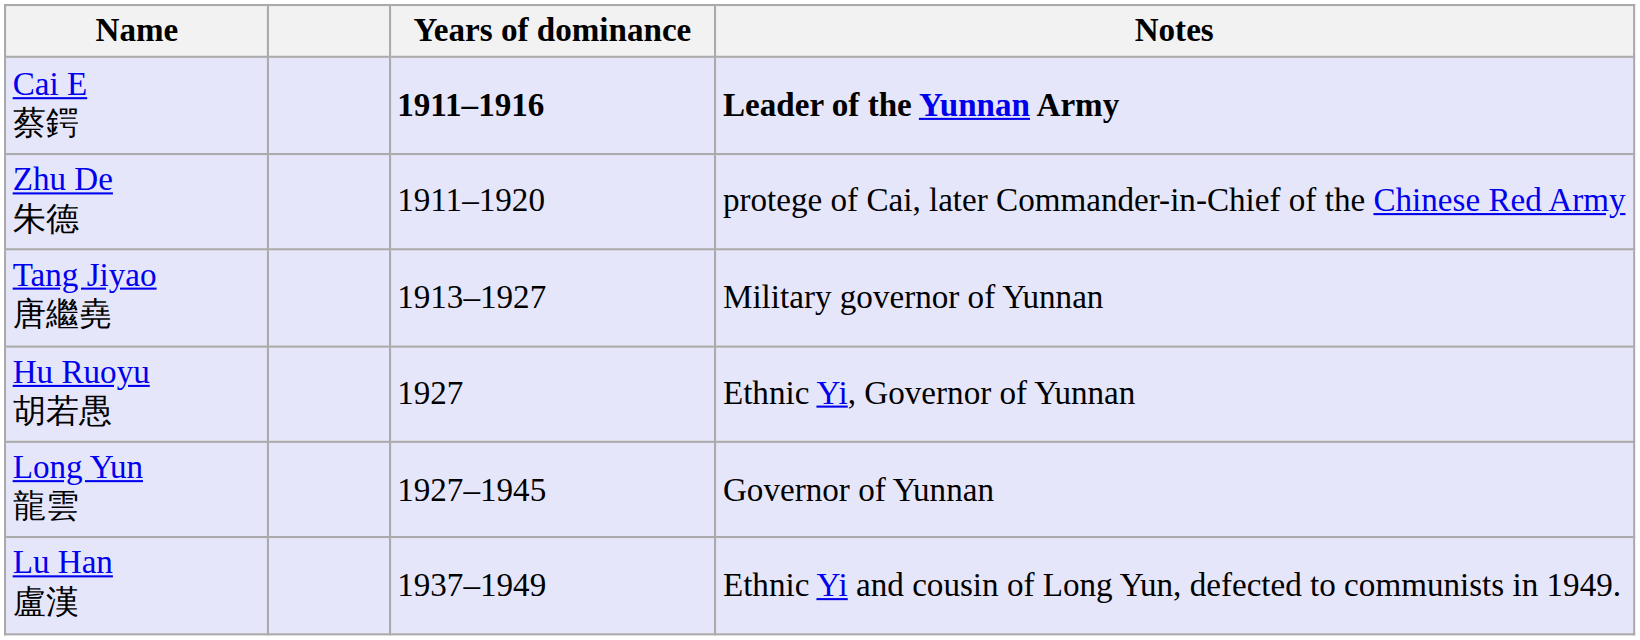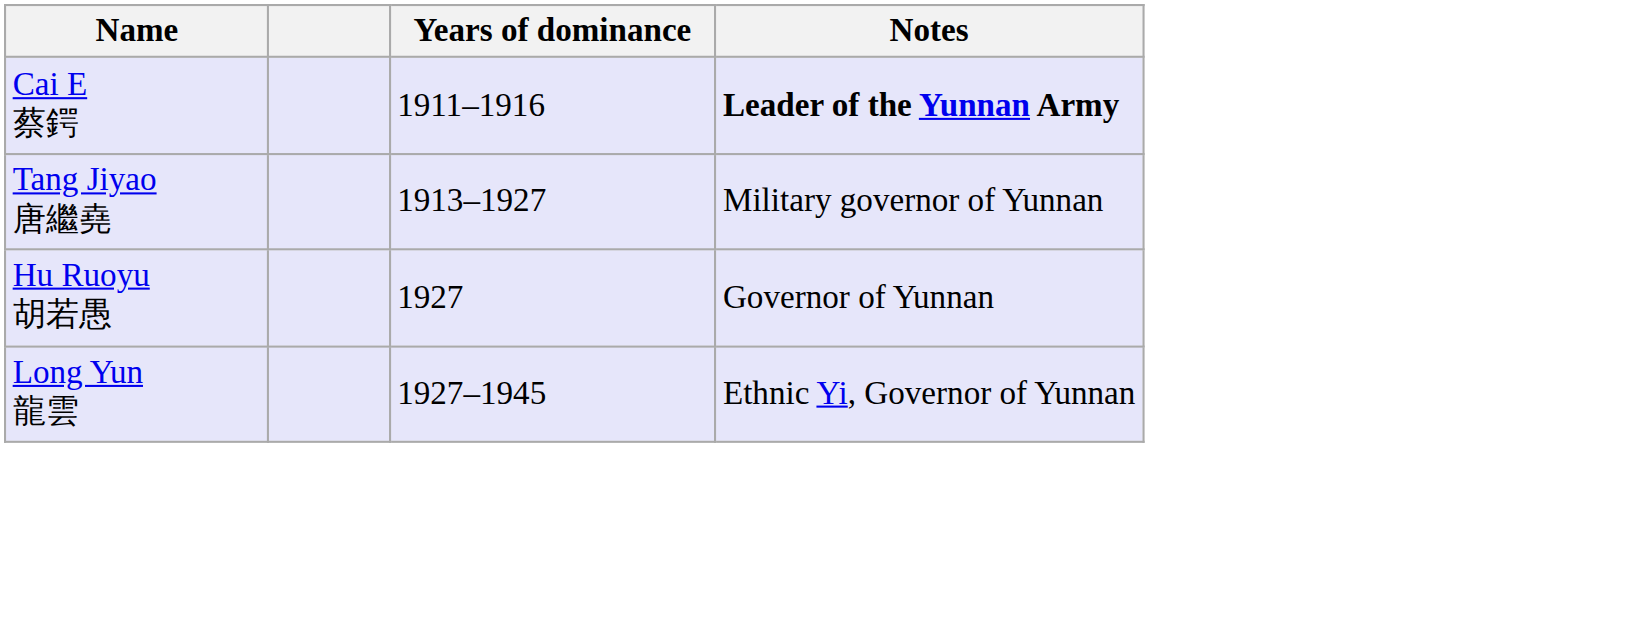(471, 105) bold -> (471, 105) normal
- row: (63, 198)
(929, 393) Ethnic Yi, Governor of Yunnan -> (858, 297) Governor of Yunnan
(858, 489) Governor of Yunnan -> (929, 393) Ethnic Yi, Governor of Yunnan
- row: (63, 582)
